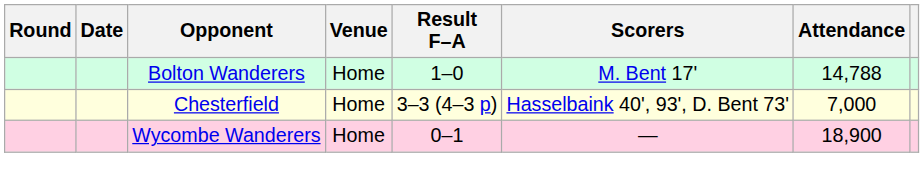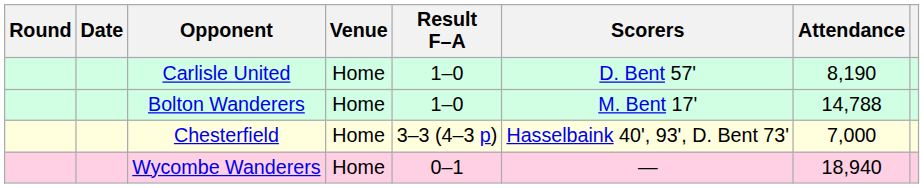+ row: (226, 73)
(852, 135) 18,900 -> (852, 167) 18,940
